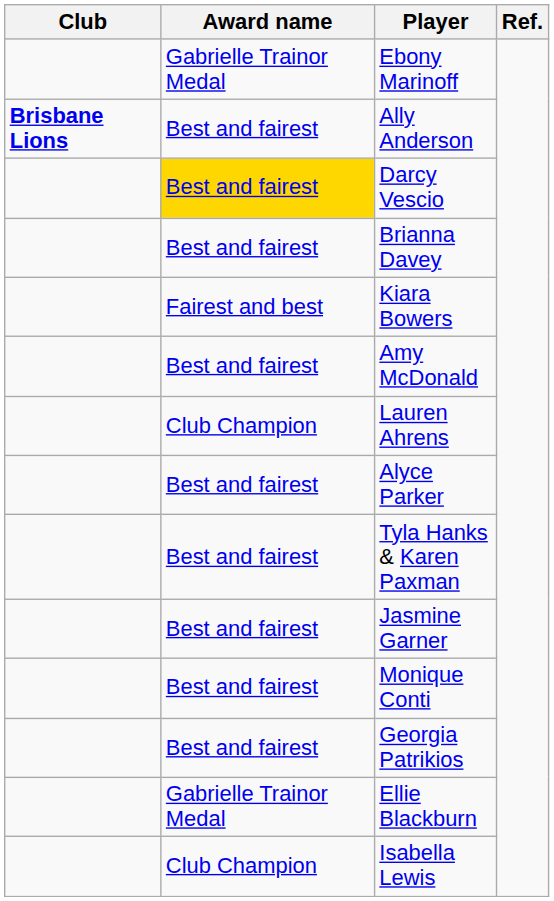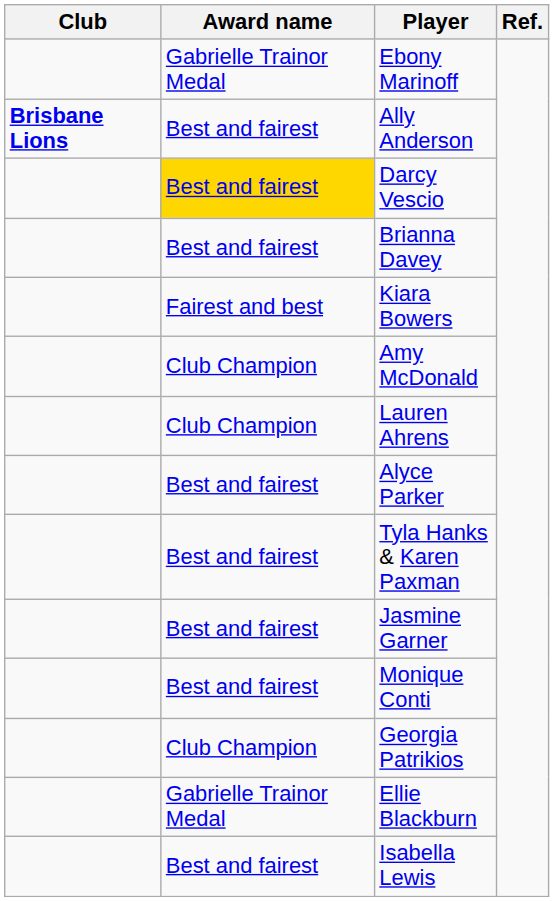(242, 366) Best and fairest -> (241, 366) Club Champion
(242, 747) Best and fairest -> (241, 747) Club Champion
(241, 866) Club Champion -> (242, 866) Best and fairest
